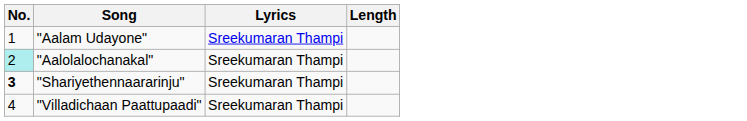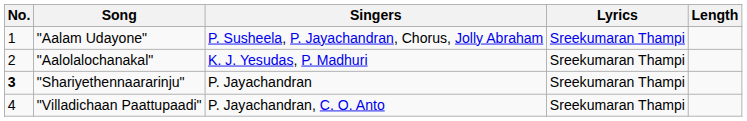+ column: (376, 15)
(12, 60) paleturquoise background -> (12, 60) no background
